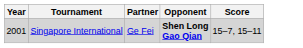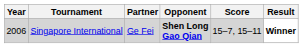+ column: (281, 12)
(16, 31) 2001 -> (16, 31) 2006
